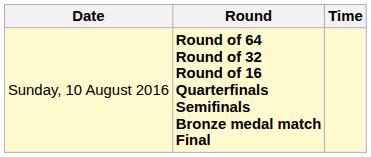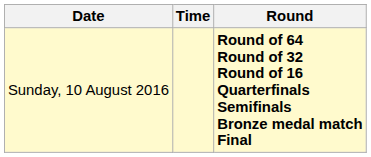columns swapped: (345, 16) <-> (249, 16)
